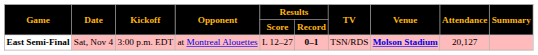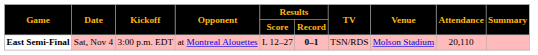(405, 42) bold -> (403, 42) normal
(465, 42) 20,127 -> (461, 42) 20,110
